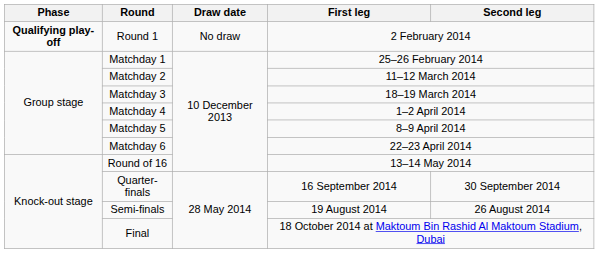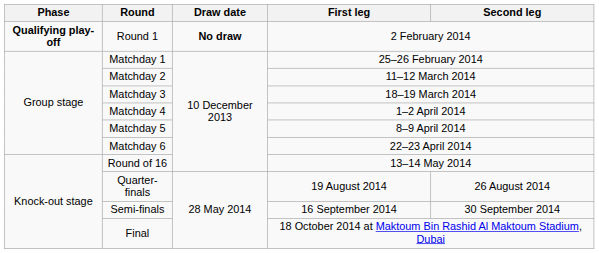(220, 36) normal -> (220, 36) bold
(349, 186) 16 September 2014 -> (349, 186) 19 August 2014
(512, 186) 30 September 2014 -> (512, 186) 26 August 2014
(349, 210) 19 August 2014 -> (349, 210) 16 September 2014
(512, 210) 26 August 2014 -> (512, 210) 30 September 2014
